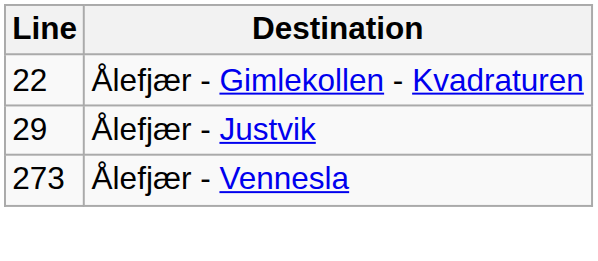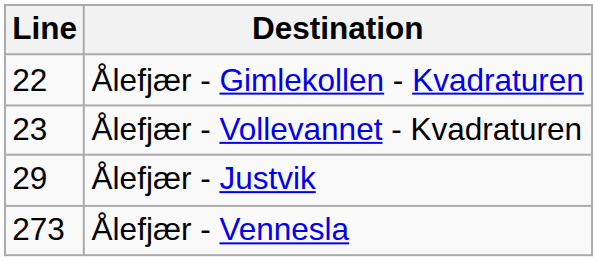+ row: (337, 129)
